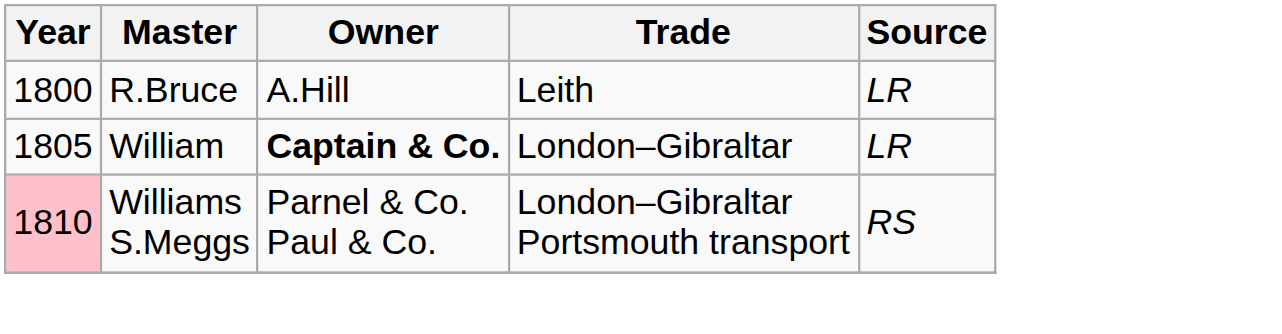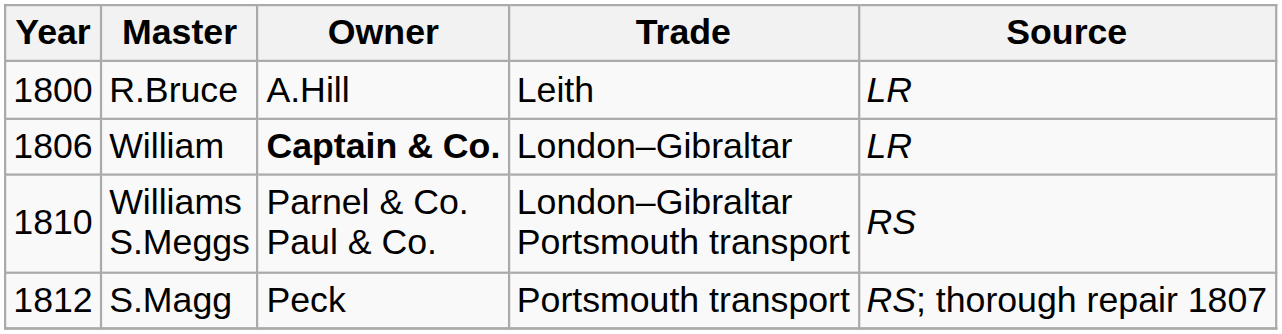(53, 145) 1805 -> (53, 145) 1806
(53, 222) pink background -> (53, 222) no background
+ row: (171, 299)
